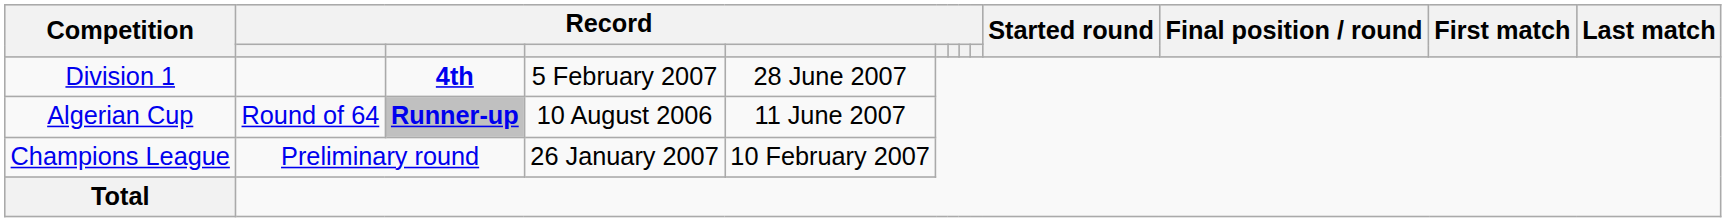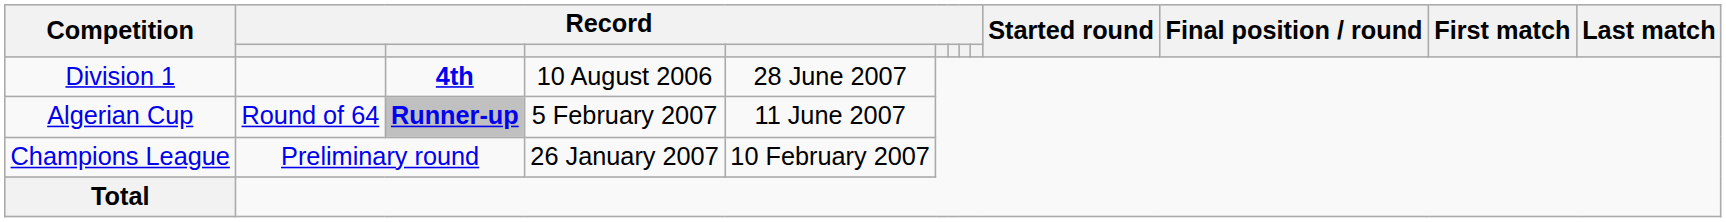(625, 76) 5 February 2007 -> (625, 76) 10 August 2006
(625, 116) 10 August 2006 -> (625, 116) 5 February 2007
